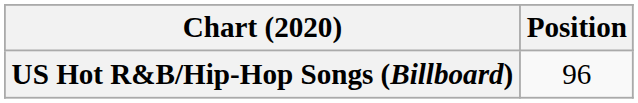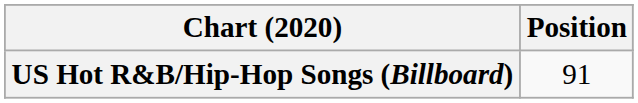(577, 73) 96 -> (577, 73) 91
